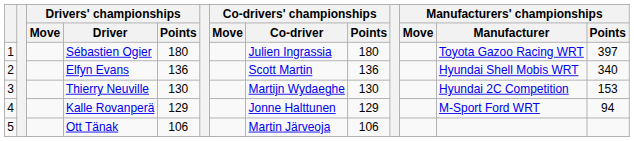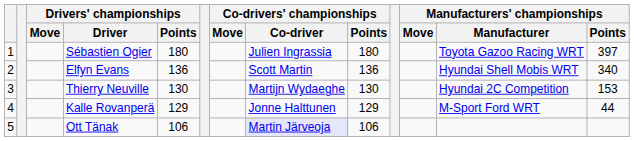(608, 108) 94 -> (608, 108) 44
(289, 127) no background -> (289, 127) lavender background
